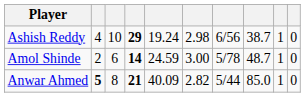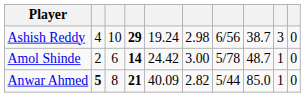(280, 37) 1 -> (280, 37) 3
(163, 59) 24.59 -> (163, 59) 24.42
